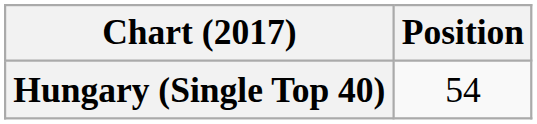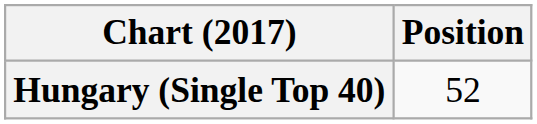(463, 88) 54 -> (463, 88) 52
